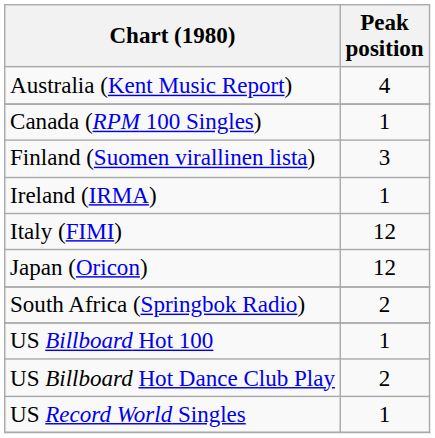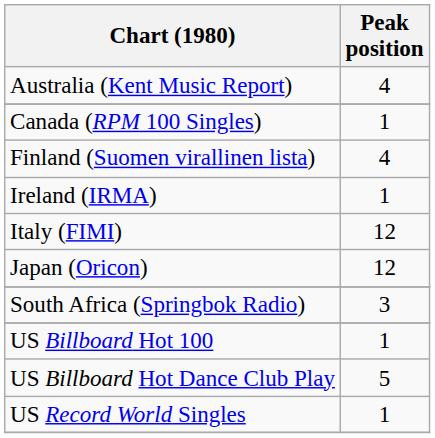(385, 158) 3 -> (385, 158) 4
(385, 304) 2 -> (385, 304) 3
(385, 377) 2 -> (385, 377) 5
